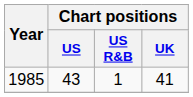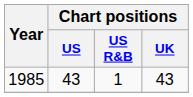(165, 79) 41 -> (165, 79) 43
